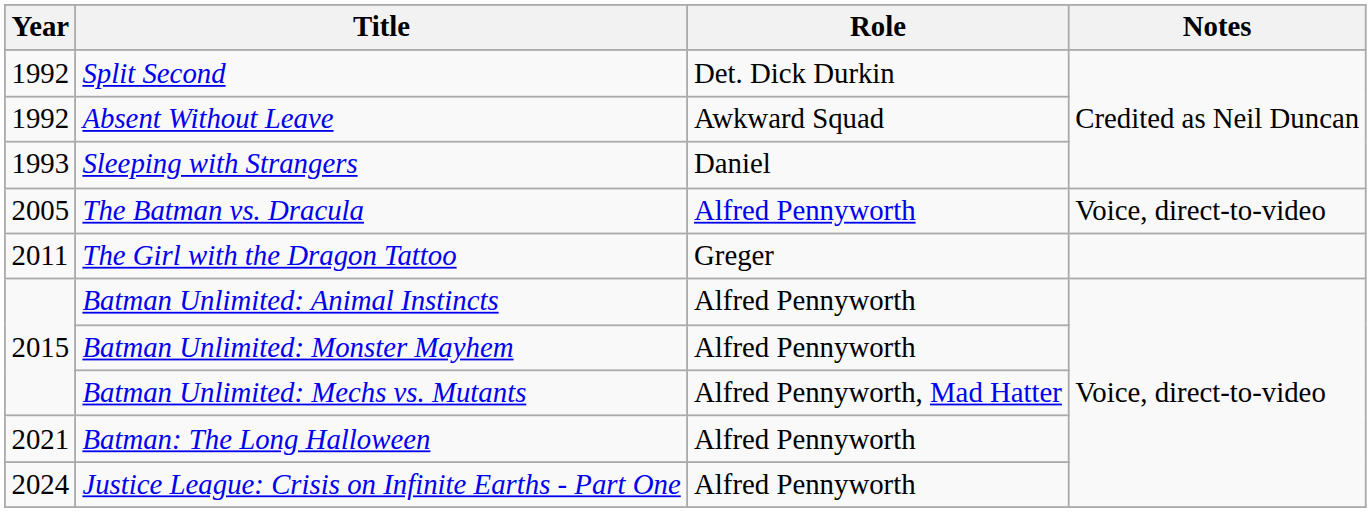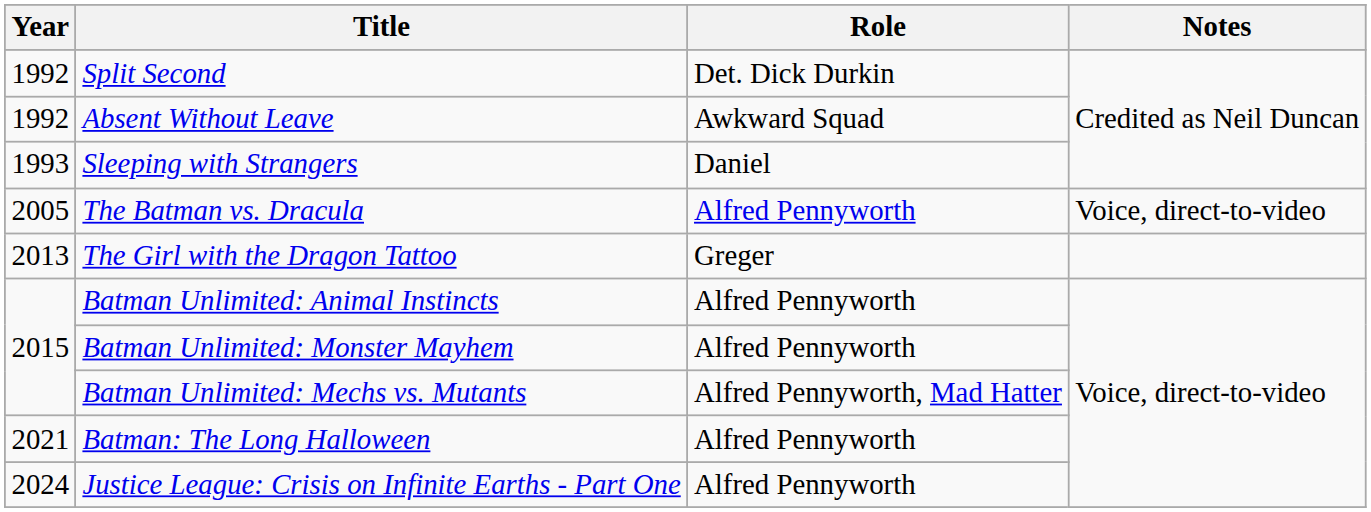(40, 255) 2011 -> (40, 255) 2013
